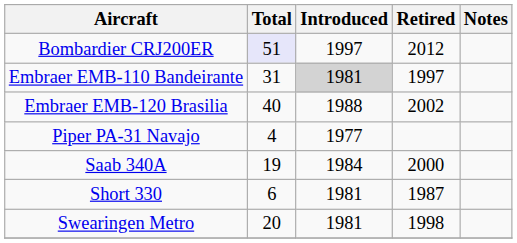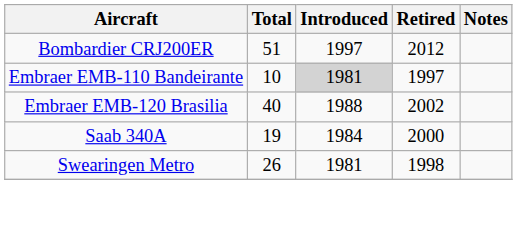(272, 48) lavender background -> (272, 48) no background
(272, 77) 31 -> (272, 77) 10
- row: (126, 135)
- row: (126, 194)
(272, 223) 20 -> (272, 164) 26
